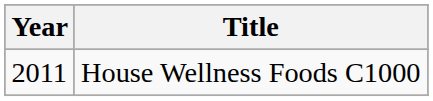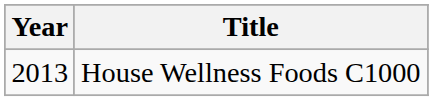(39, 71) 2011 -> (40, 71) 2013
